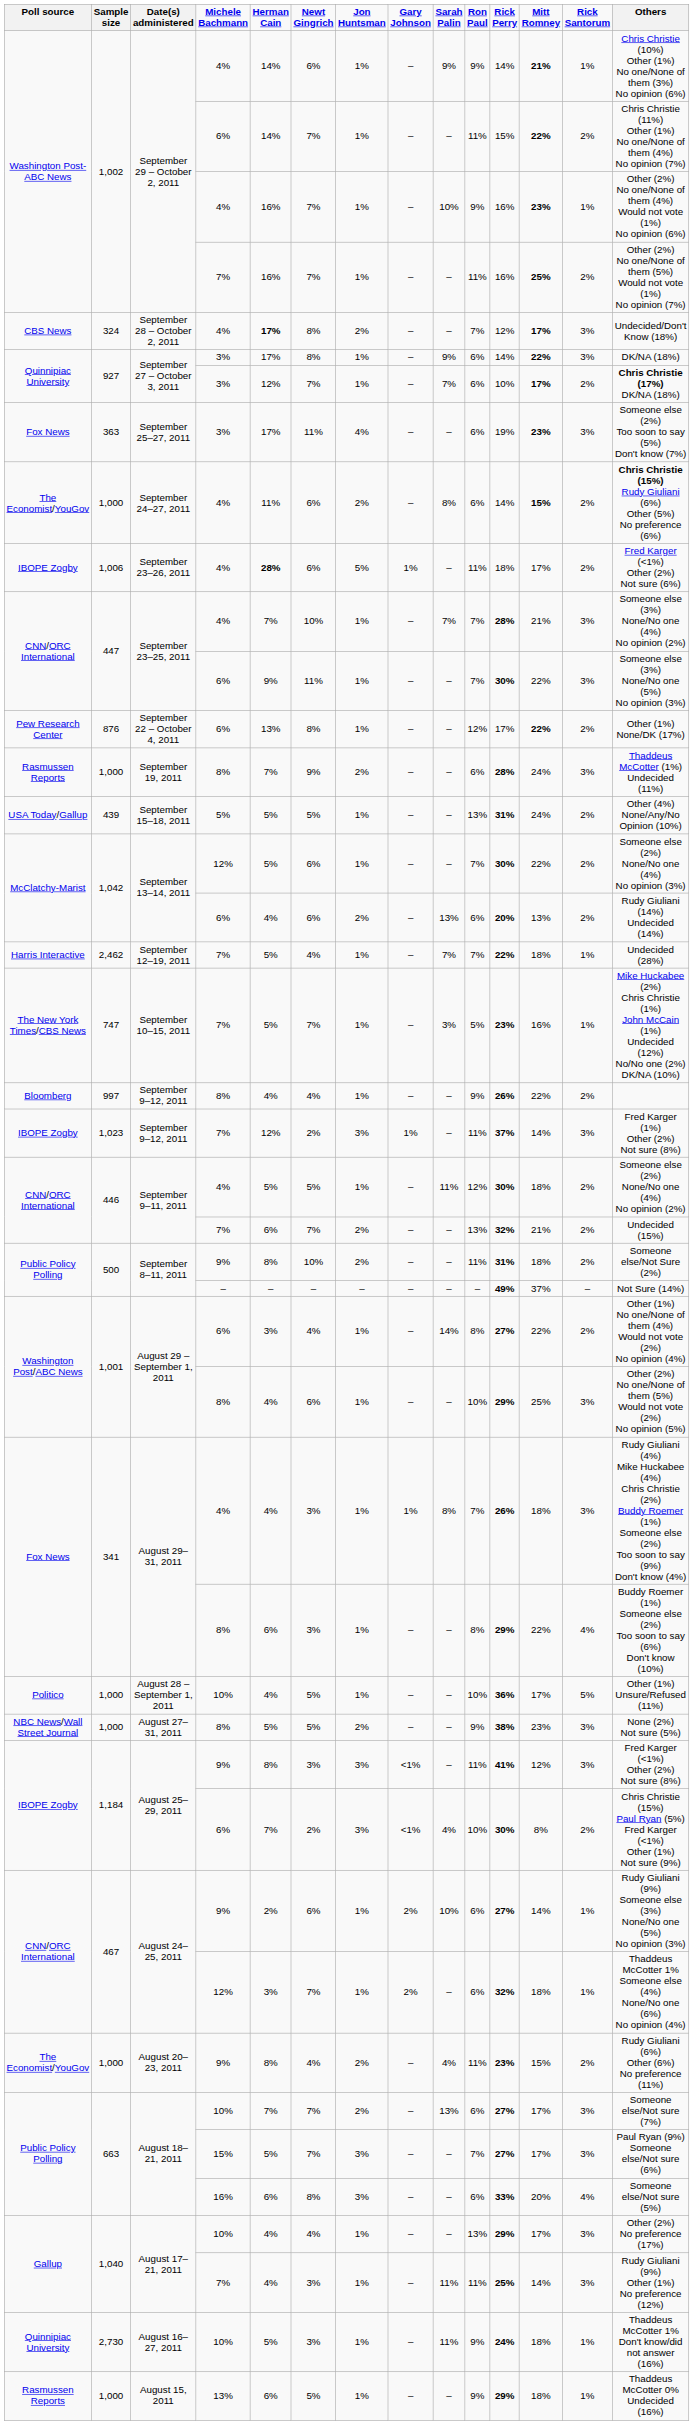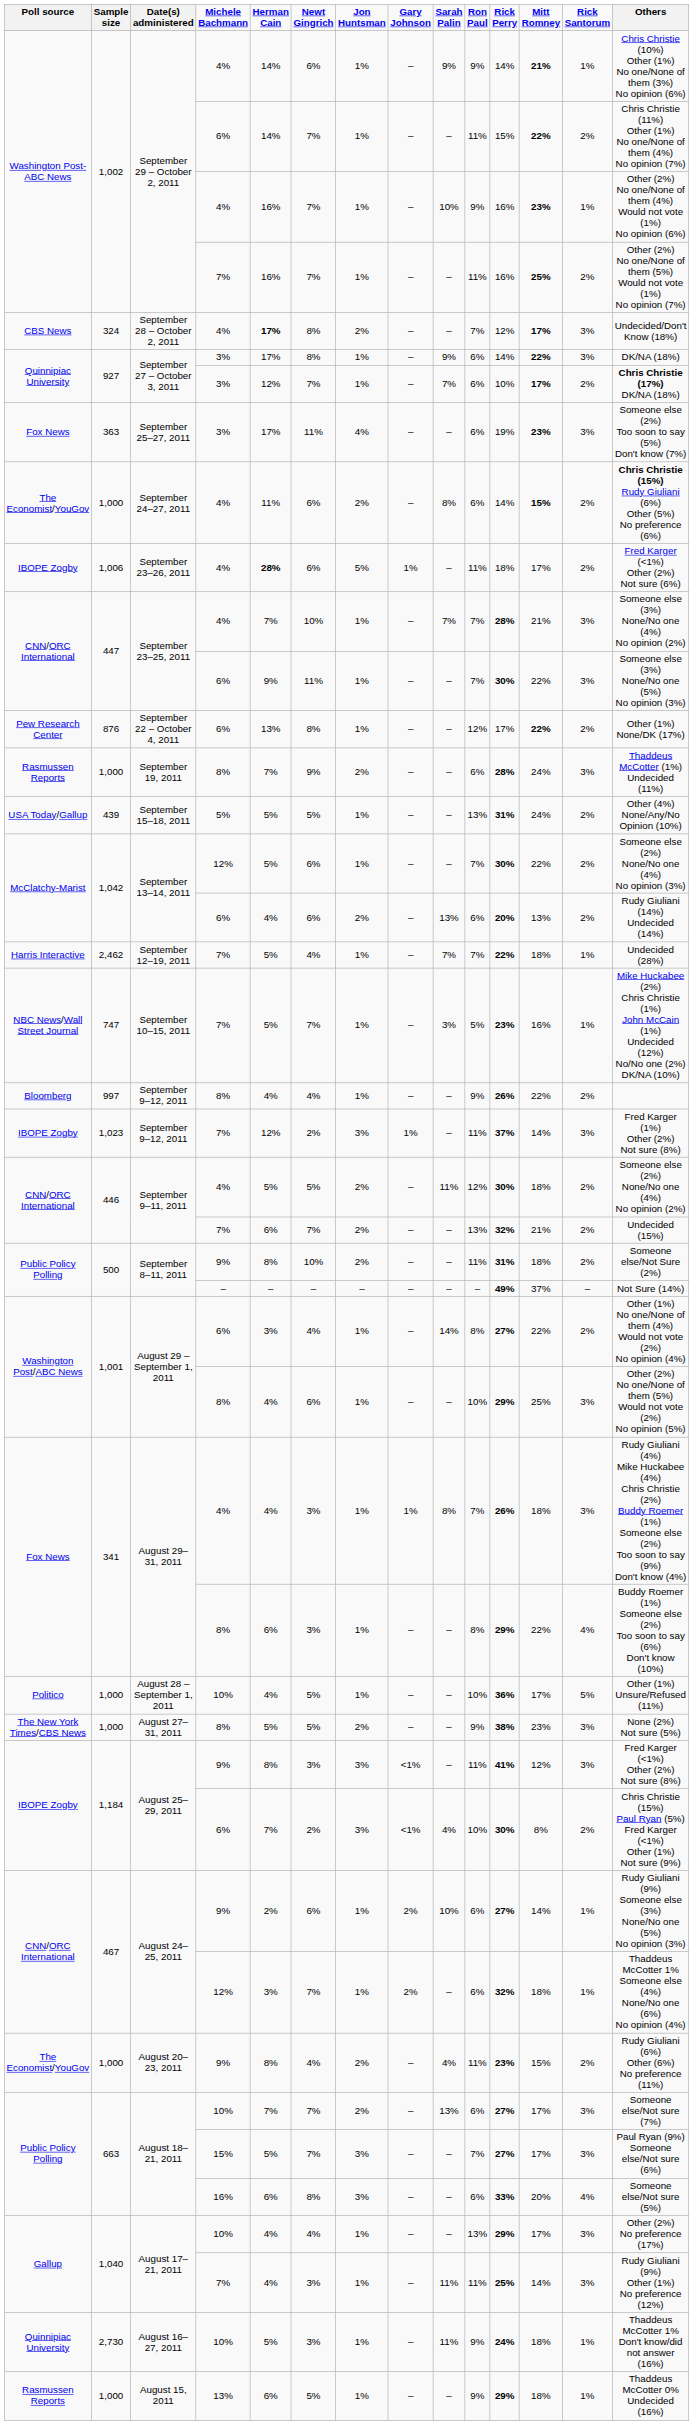(48, 1025) The New York Times/CBS News -> (48, 1025) NBC News/Wall Street Journal
(362, 1187) 1% -> (362, 1187) 2%
(48, 1727) NBC News/Wall Street Journal -> (48, 1727) The New York Times/CBS News
